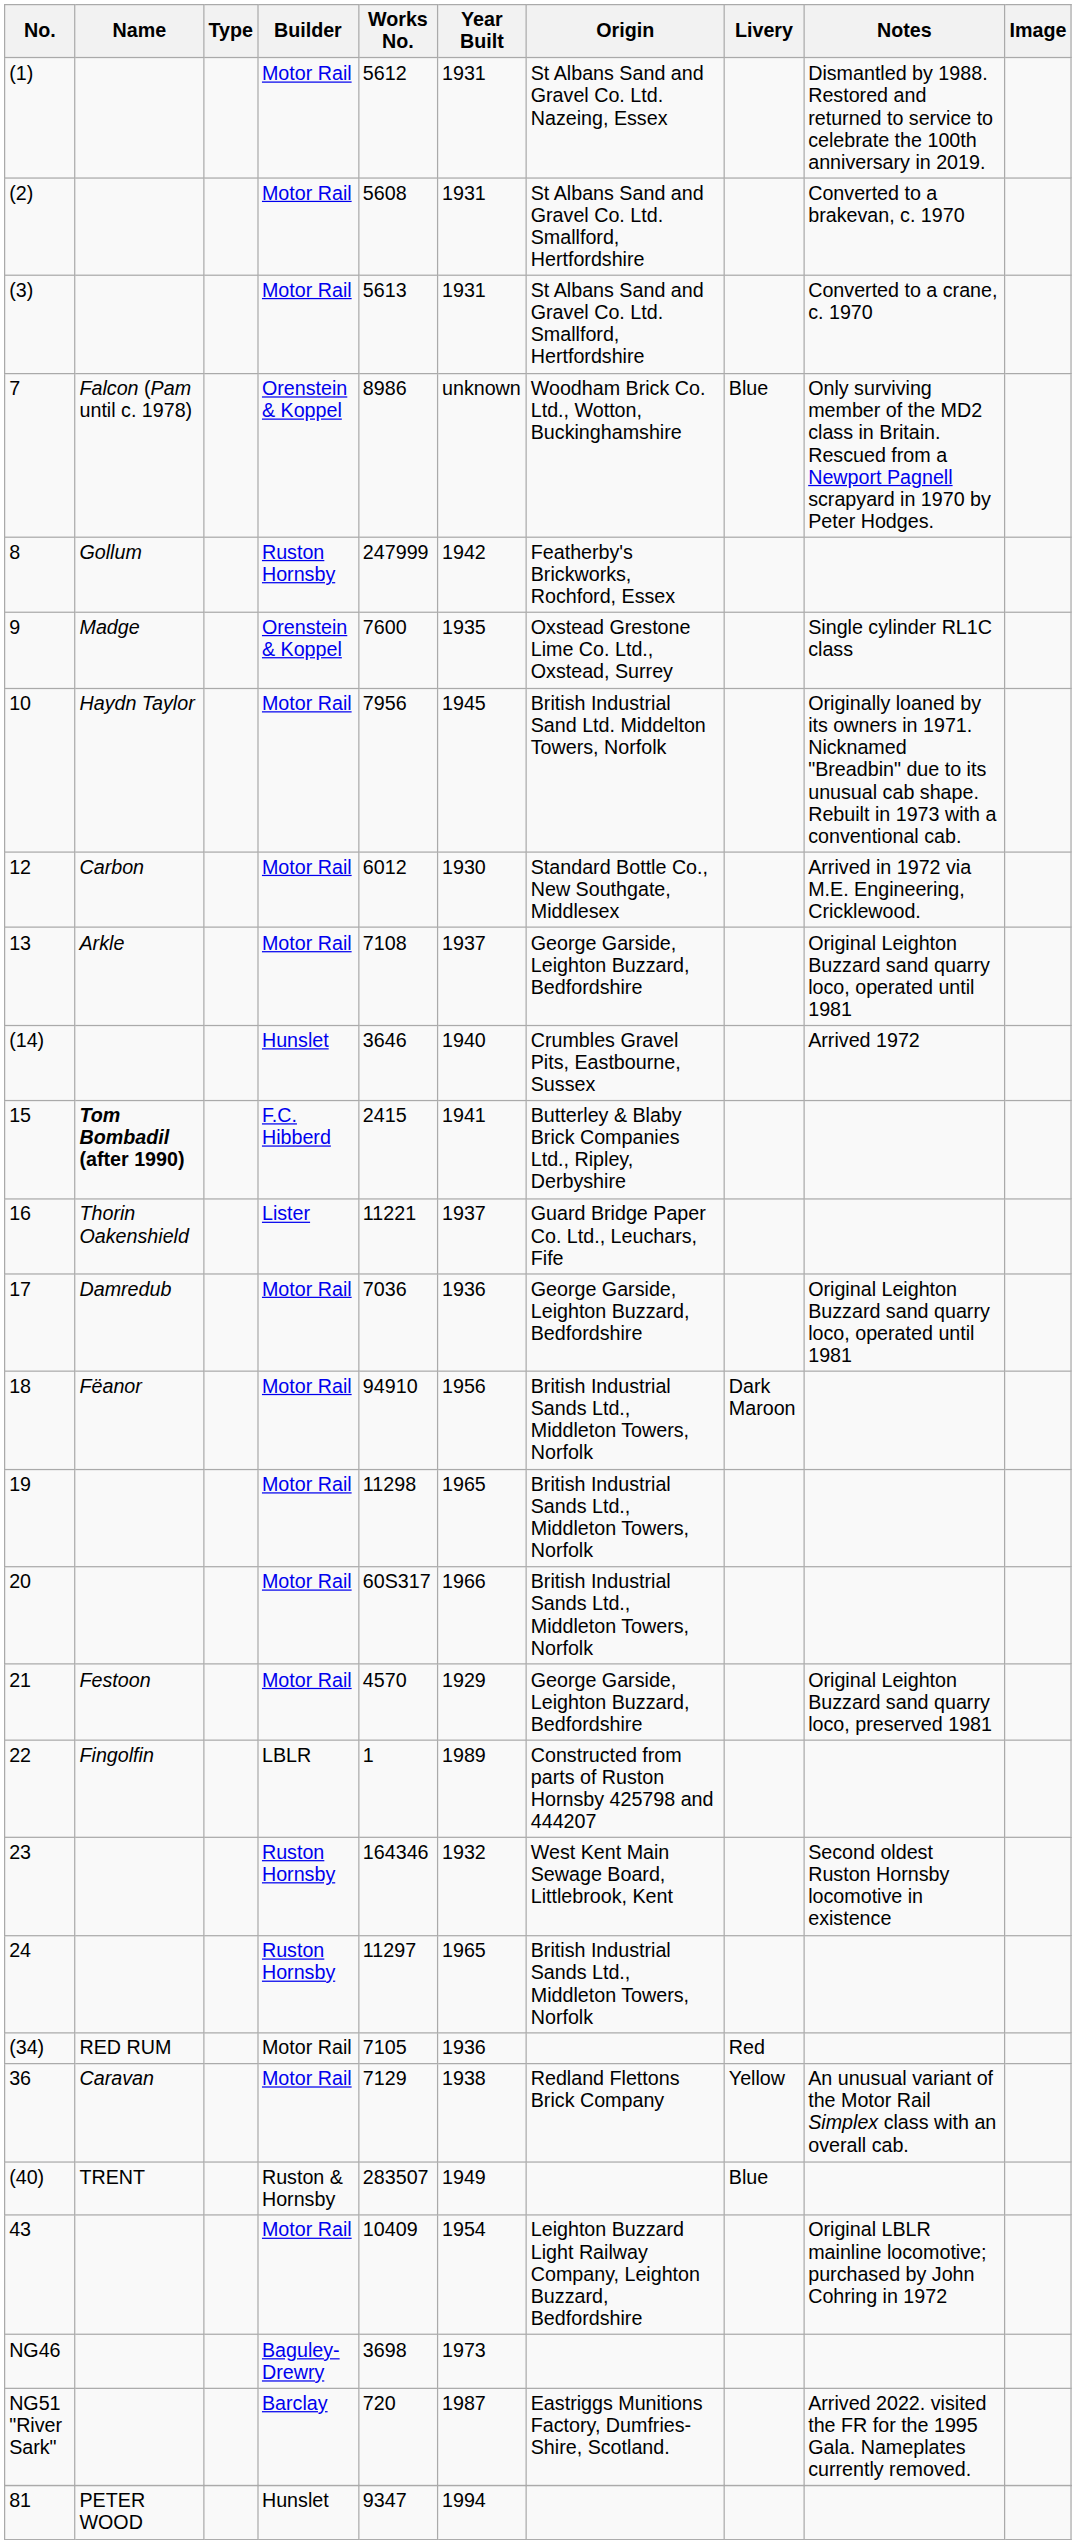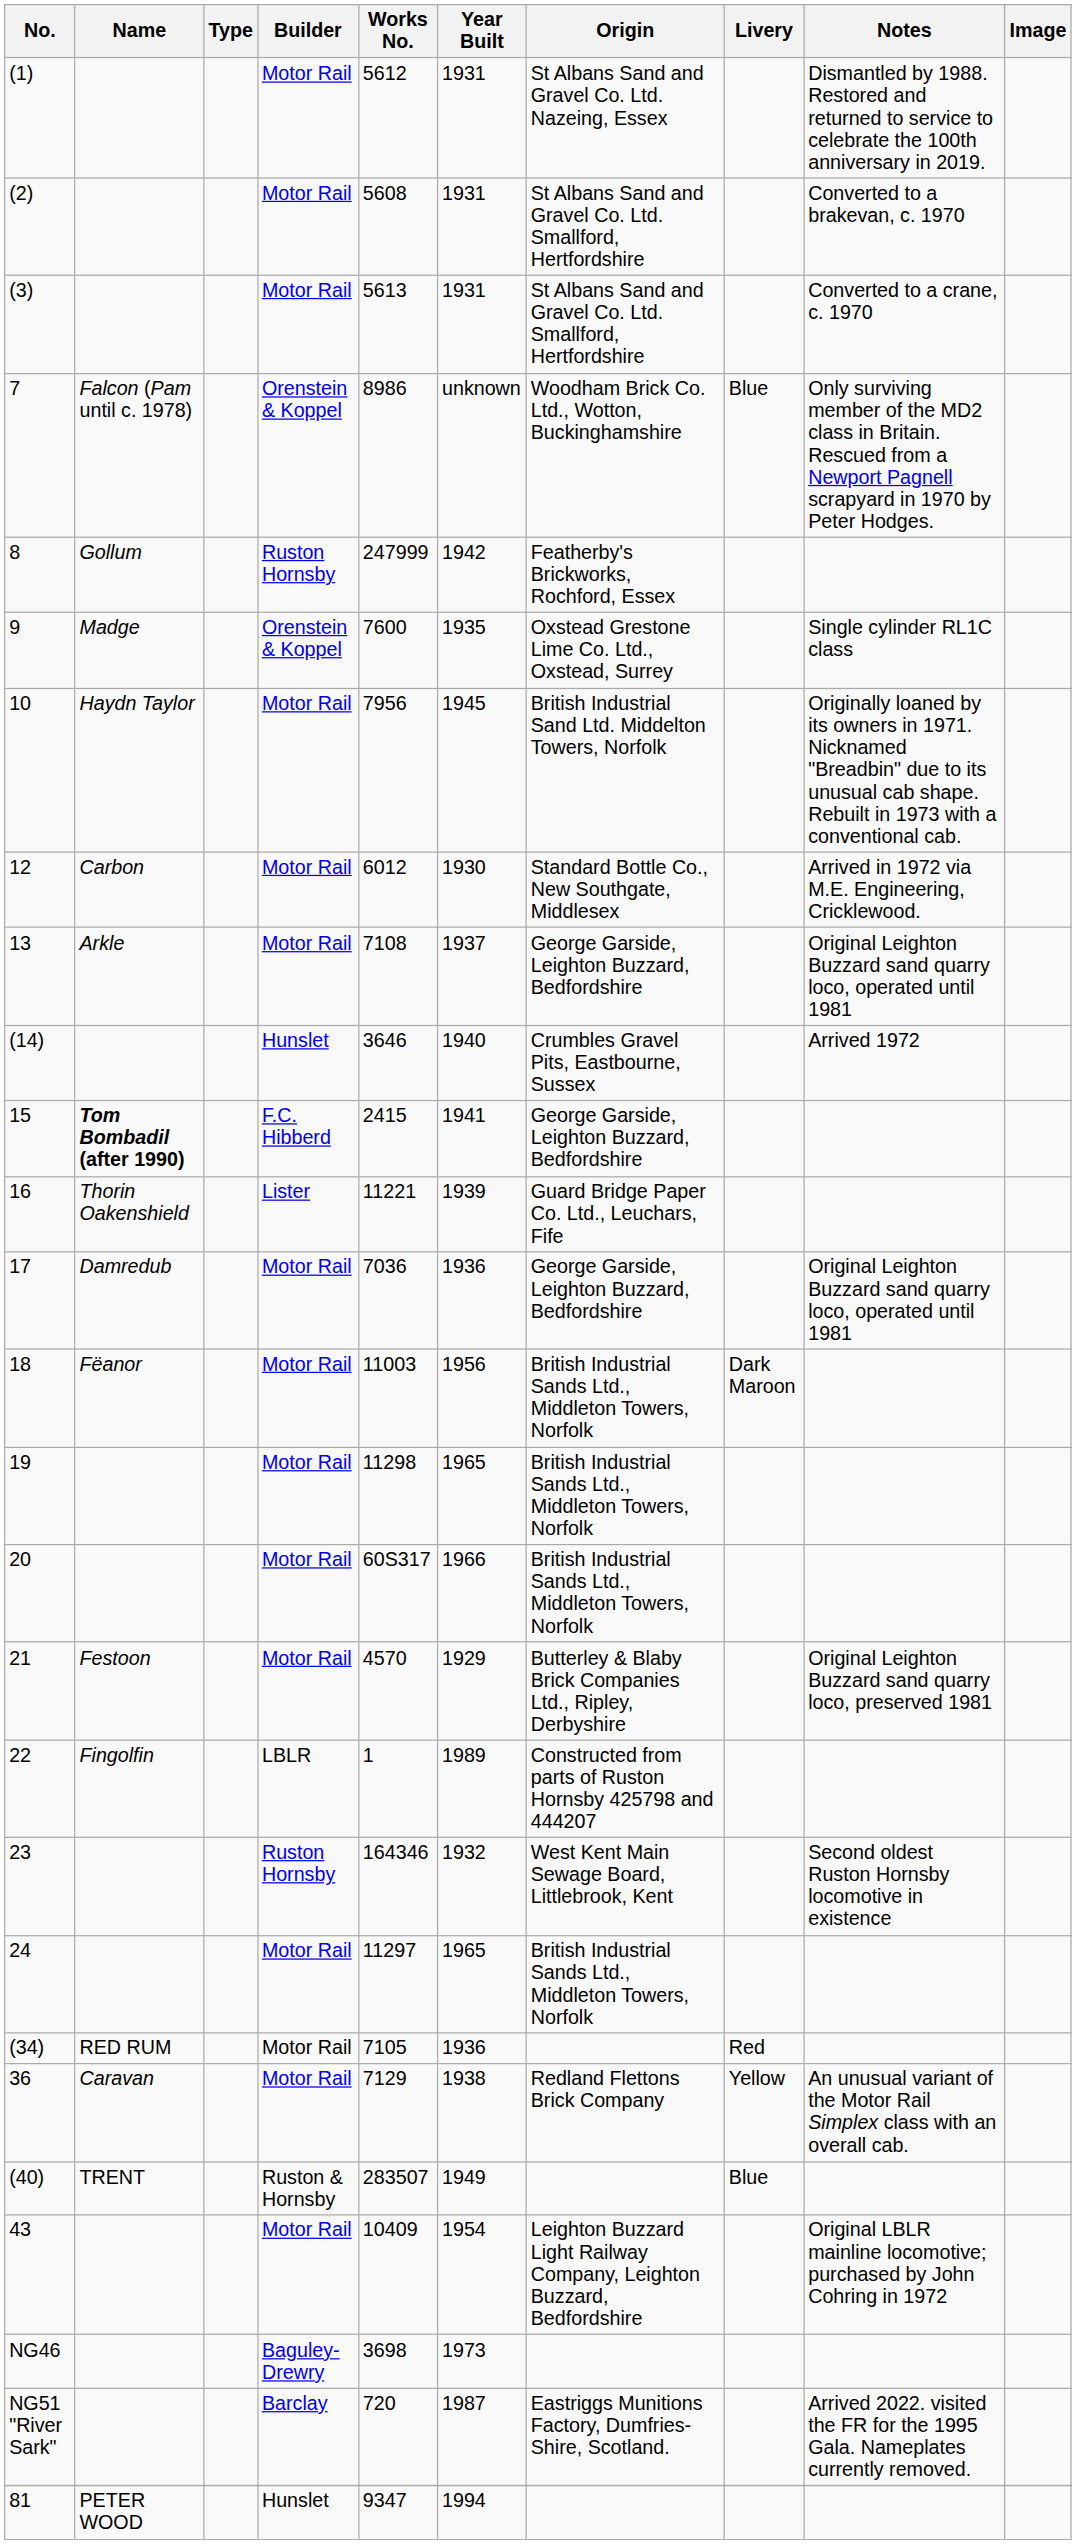(606, 1149) Butterley & Blaby Brick Companies Ltd., Ripley, Derbyshire -> (610, 1138) George Garside, Leighton Buzzard, Bedfordshire
(464, 1213) 1937 -> (464, 1191) 1939
(390, 1386) 94910 -> (389, 1364) 11003
(610, 1701) George Garside, Leighton Buzzard, Bedfordshire -> (606, 1690) Butterley & Blaby Brick Companies Ltd., Ripley, Derbyshire
(299, 1961) Ruston Hornsby -> (307, 1950) Motor Rail
